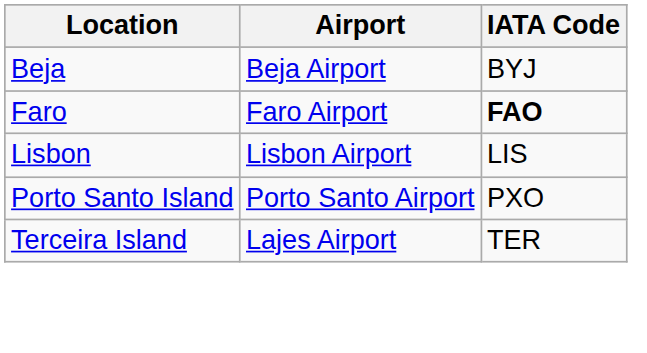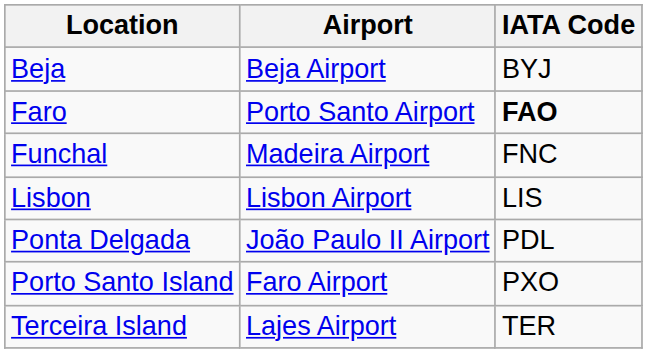(317, 111) Faro Airport -> (360, 111) Porto Santo Airport
+ row: (59, 154)
+ row: (101, 240)
(360, 197) Porto Santo Airport -> (317, 283) Faro Airport
